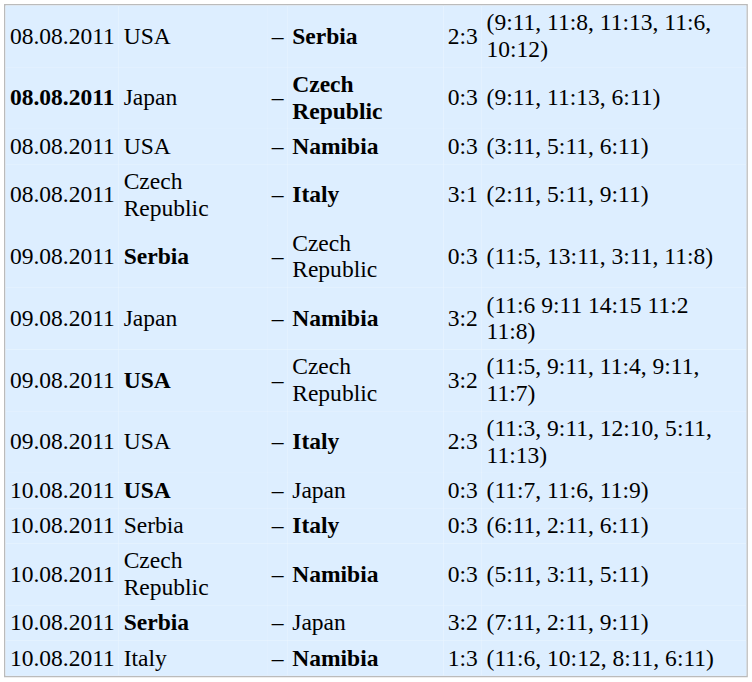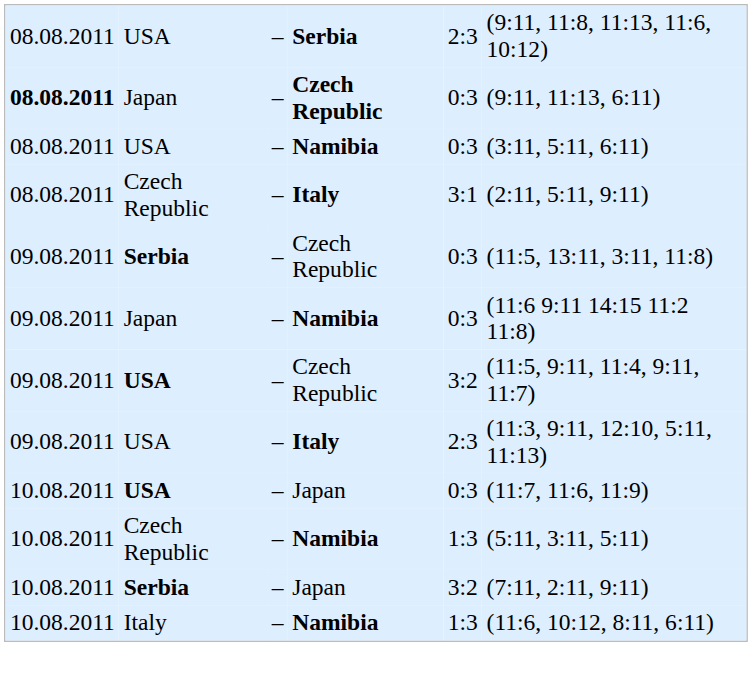(463, 318) 3:2 -> (463, 318) 0:3
- row: (154, 525)
(463, 574) 0:3 -> (463, 538) 1:3
